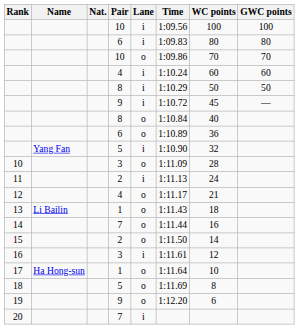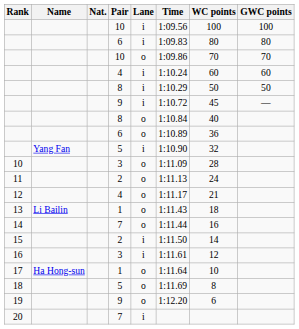(143, 179) i -> (143, 179) o
(143, 240) o -> (143, 240) i
